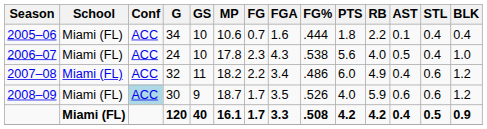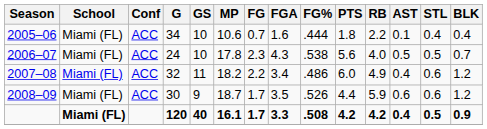(432, 54) 0.4 -> (432, 54) 0.5
(462, 54) 1.0 -> (462, 54) 0.7
(145, 94) lightblue background -> (145, 94) no background
(347, 94) 4.0 -> (347, 94) 4.4
